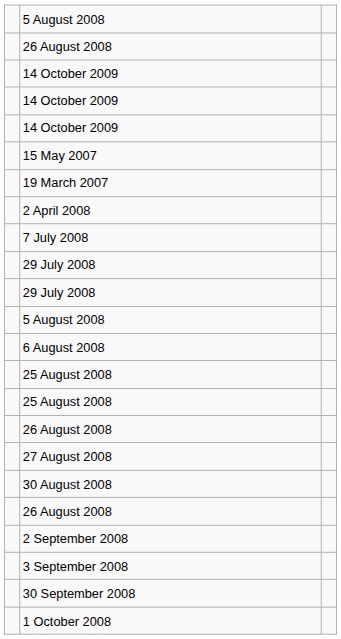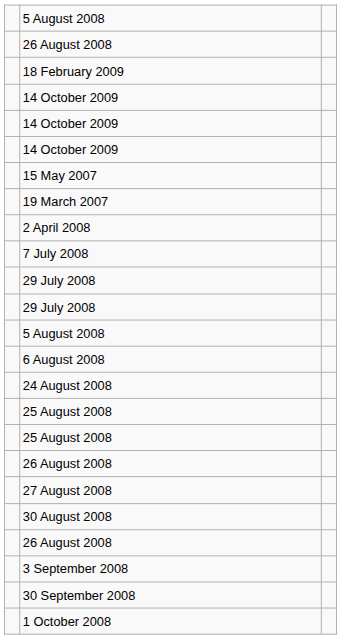+ row: (12, 71)
+ row: (12, 385)
- row: (12, 539)
